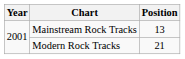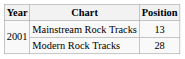(160, 45) 21 -> (160, 45) 28
